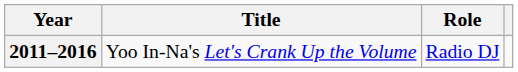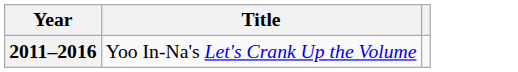- column: (462, 20)
